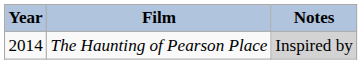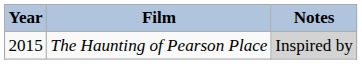(26, 45) 2014 -> (26, 45) 2015
